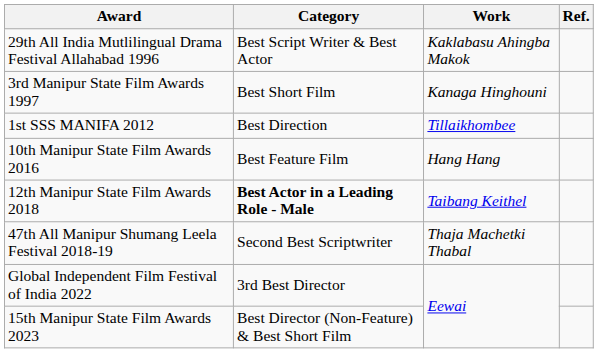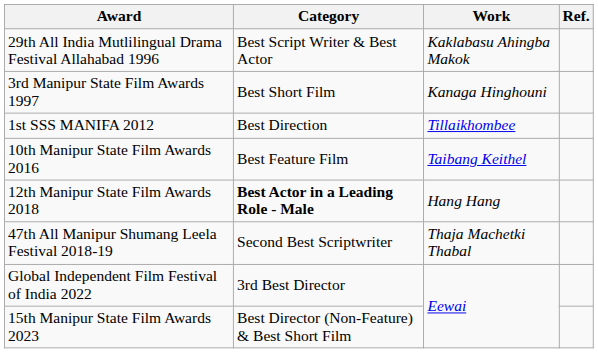(464, 158) Hang Hang -> (477, 158) Taibang Keithel
(477, 200) Taibang Keithel -> (464, 200) Hang Hang
